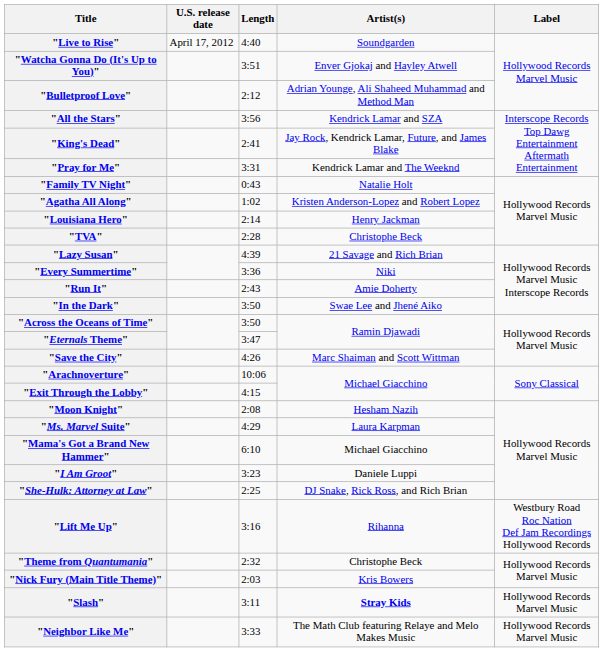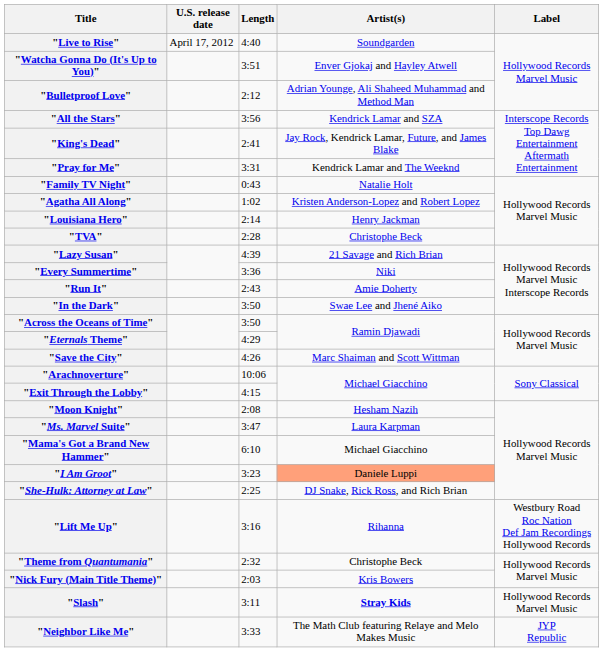(251, 340) 3:47 -> (251, 340) 4:29
(251, 426) 4:29 -> (251, 426) 3:47
(386, 473) no background -> (386, 473) lightsalmon background
(547, 632) Hollywood Records Marvel Music -> (547, 632) JYP Republic
